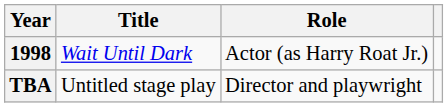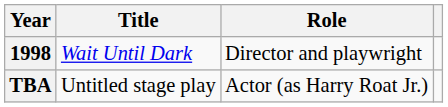(327, 53) Actor (as Harry Roat Jr.) -> (323, 53) Director and playwright
(323, 85) Director and playwright -> (327, 85) Actor (as Harry Roat Jr.)
